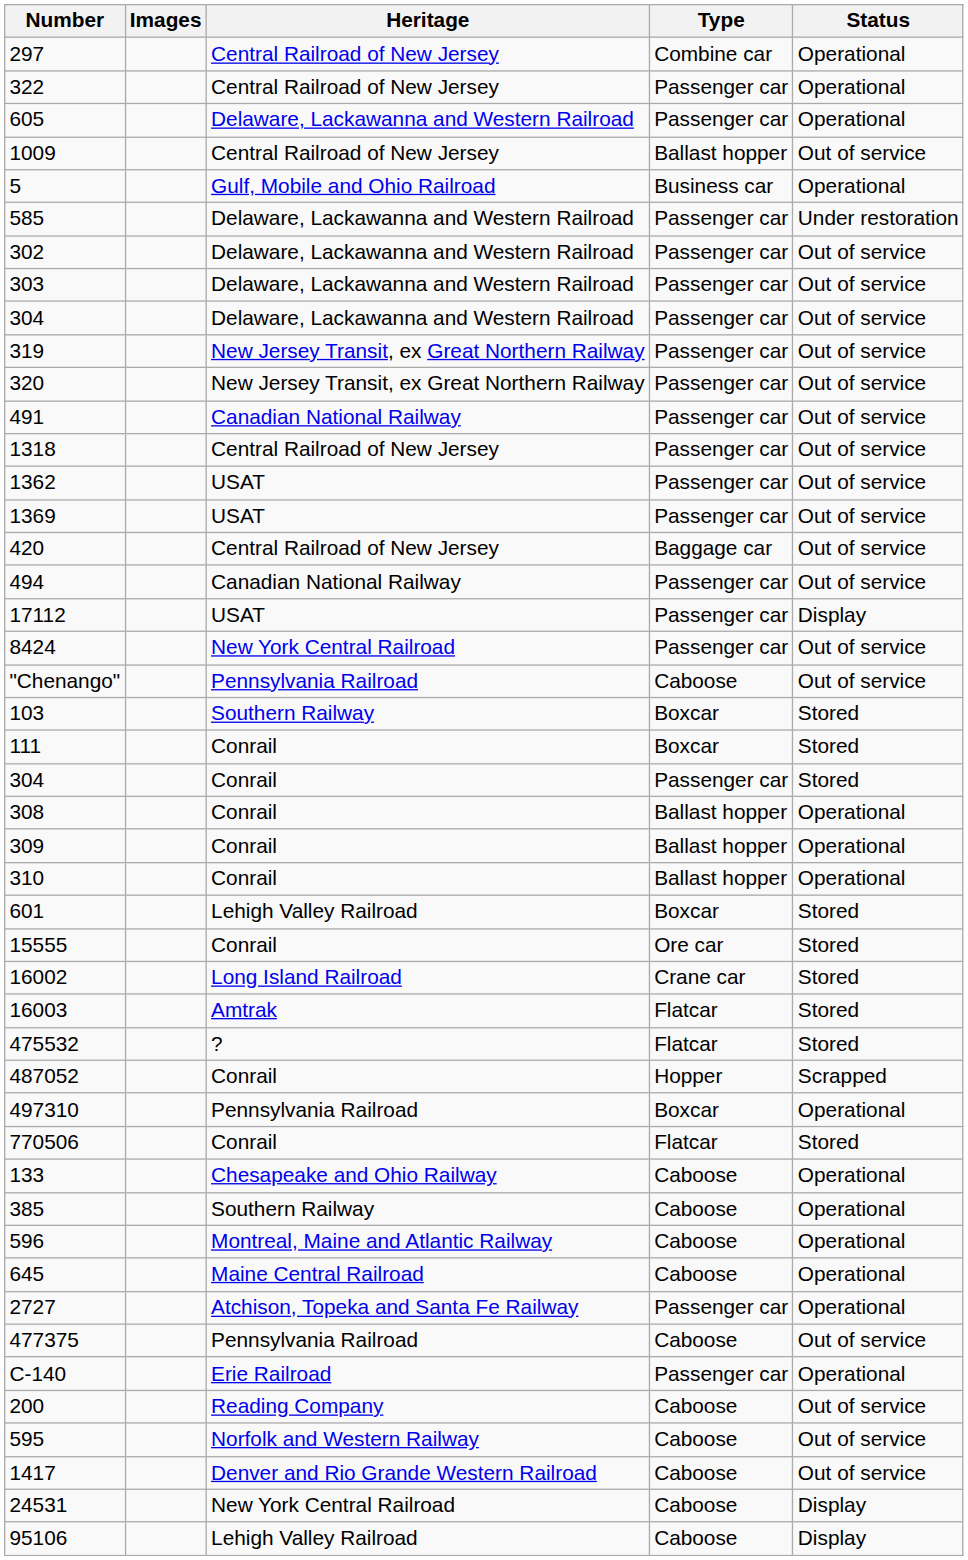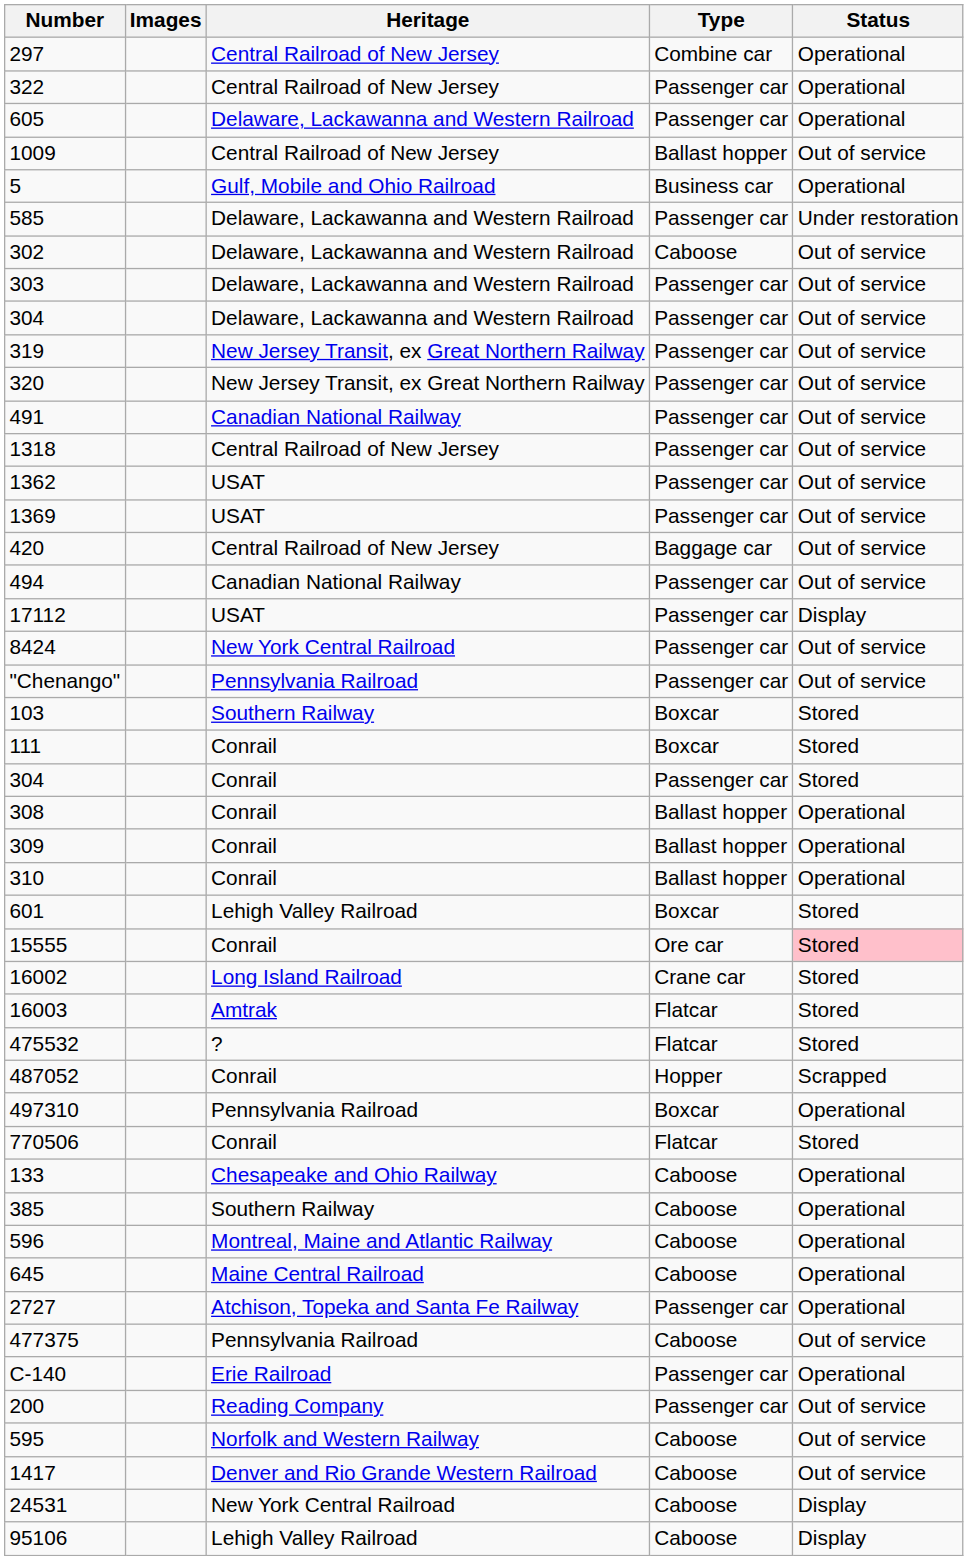(721, 251) Passenger car -> (696, 251) Caboose
(696, 680) Caboose -> (721, 680) Passenger car
(828, 944) no background -> (828, 944) pink background
(696, 1406) Caboose -> (721, 1406) Passenger car
